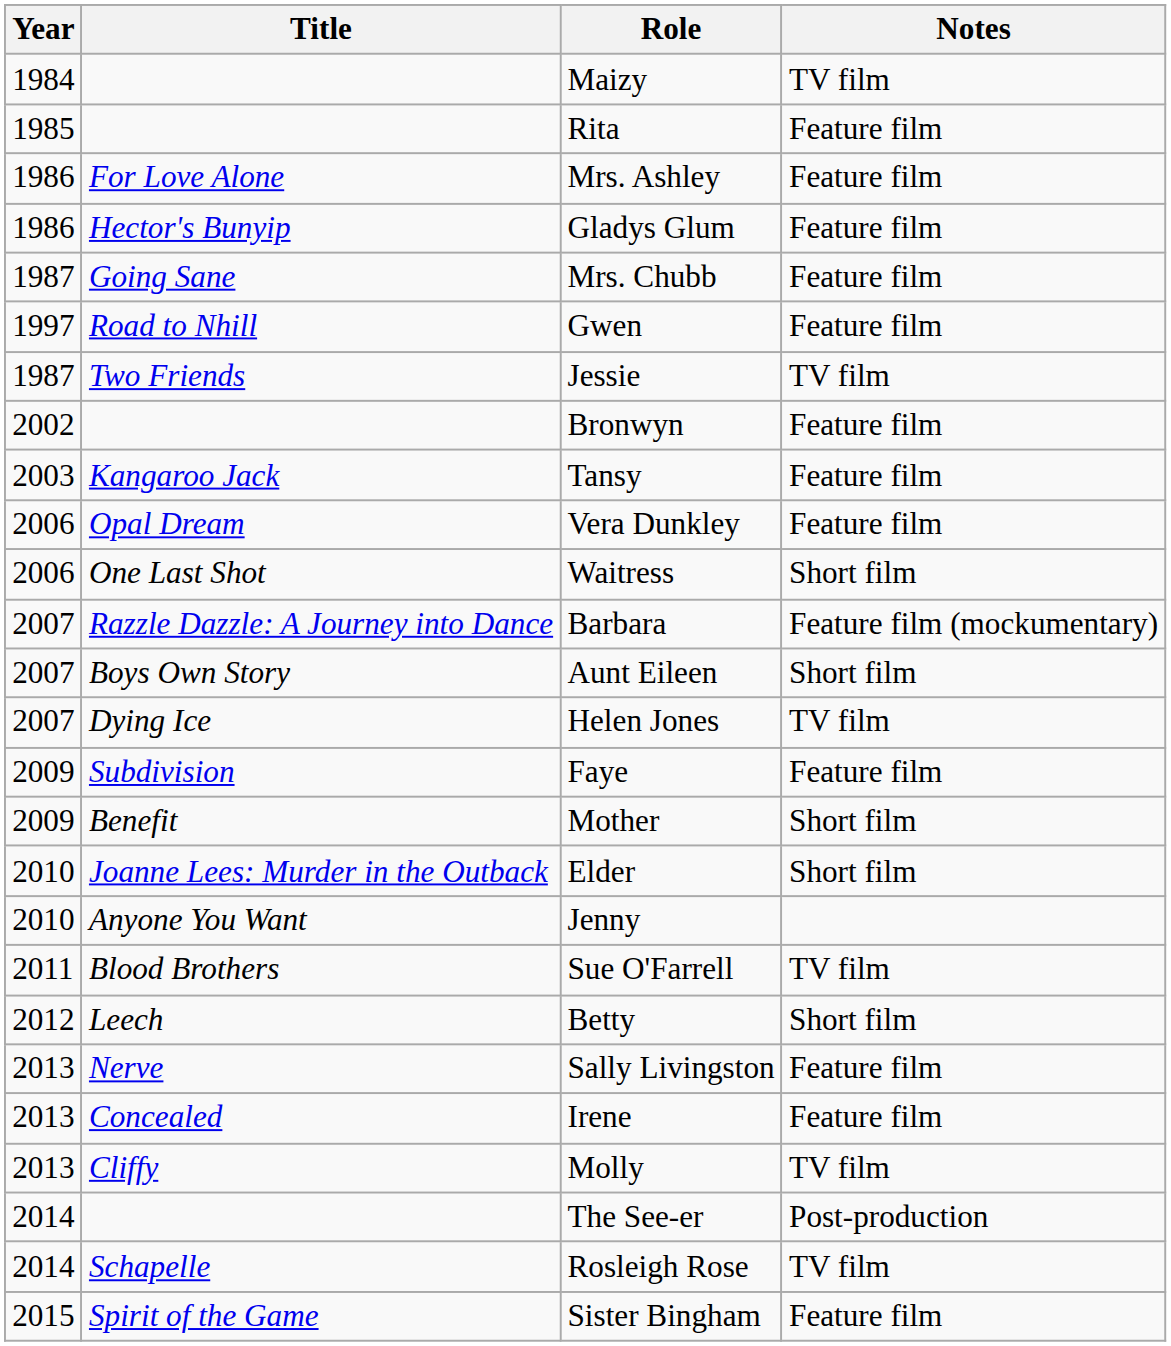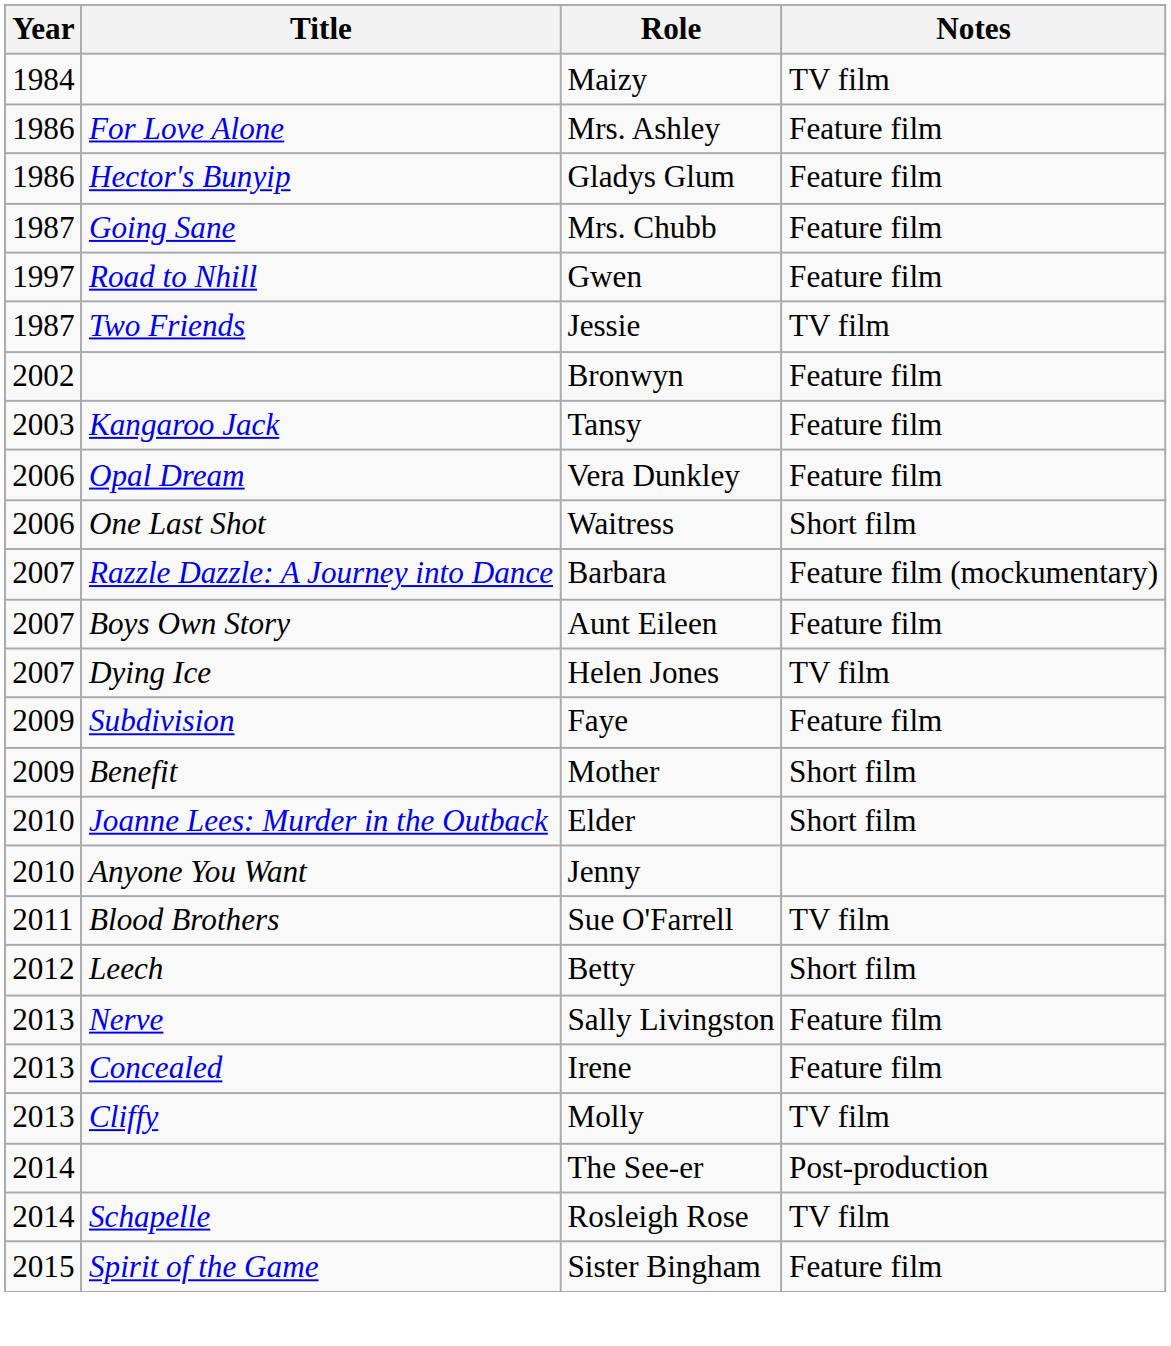- row: (593, 128)
(853, 672) Short film -> (866, 623) Feature film
